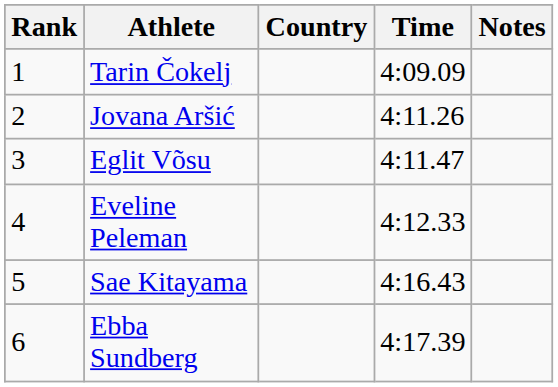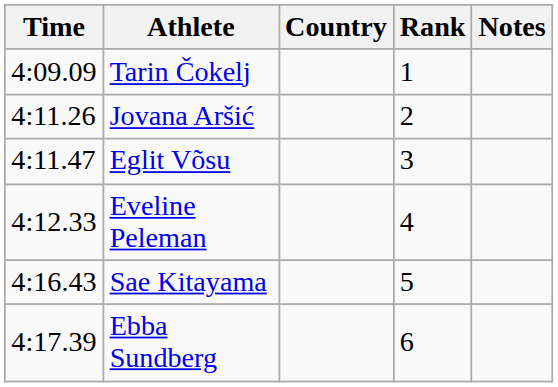columns swapped: (44, 26) <-> (423, 26)
